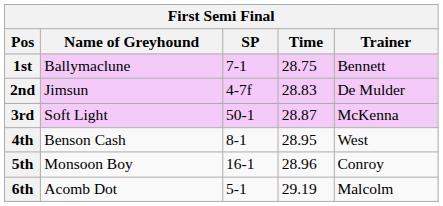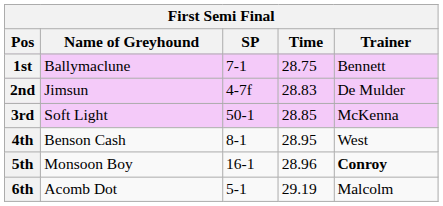(299, 115) 28.87 -> (299, 115) 28.85
(361, 164) normal -> (362, 164) bold
